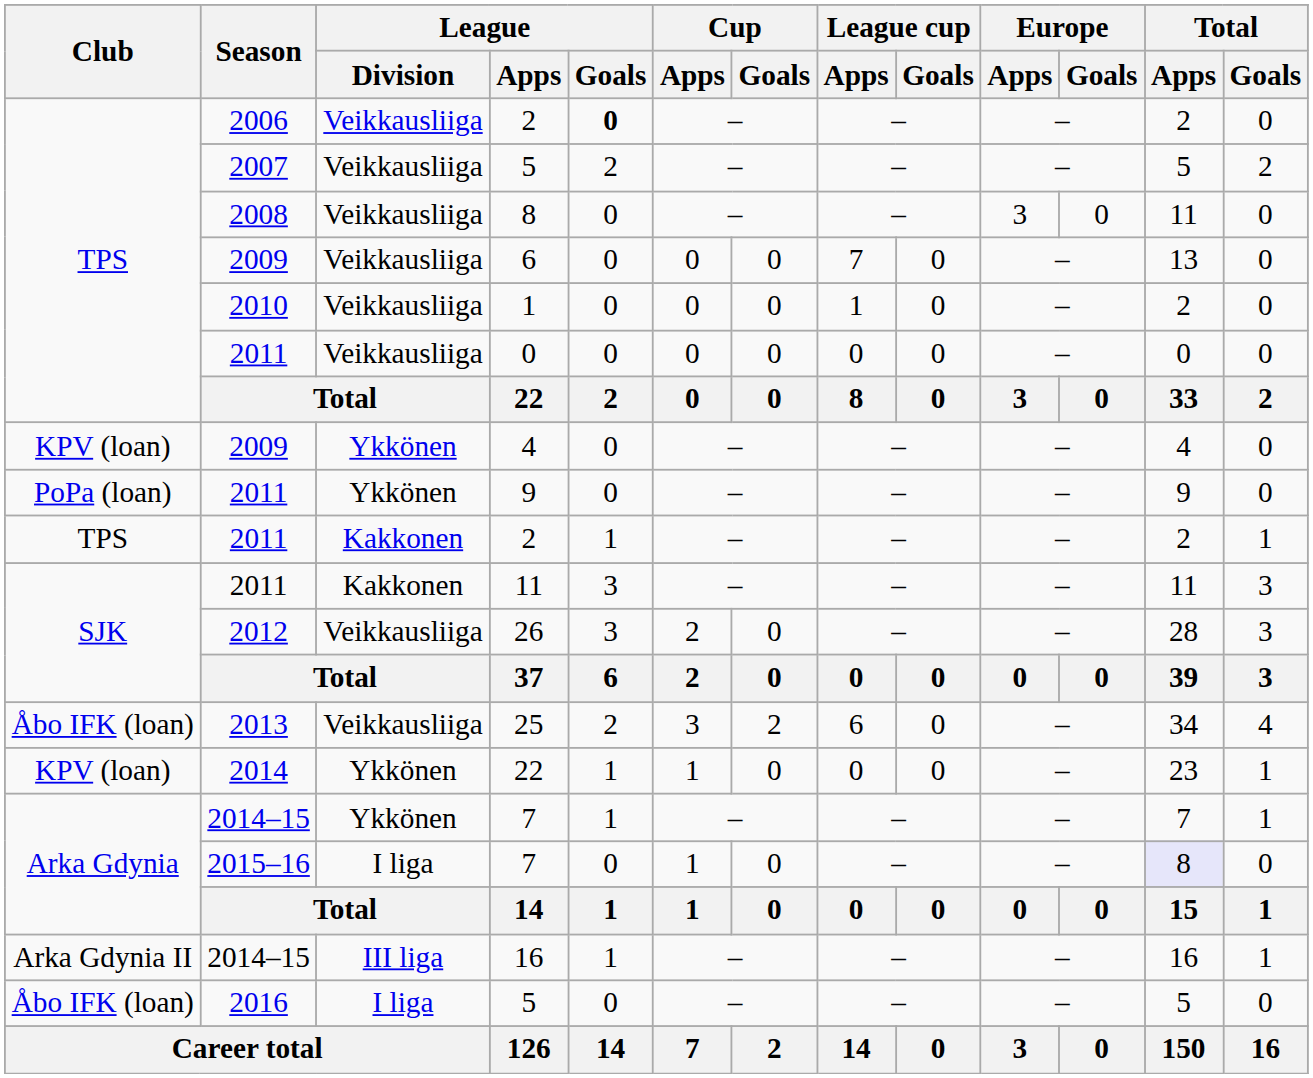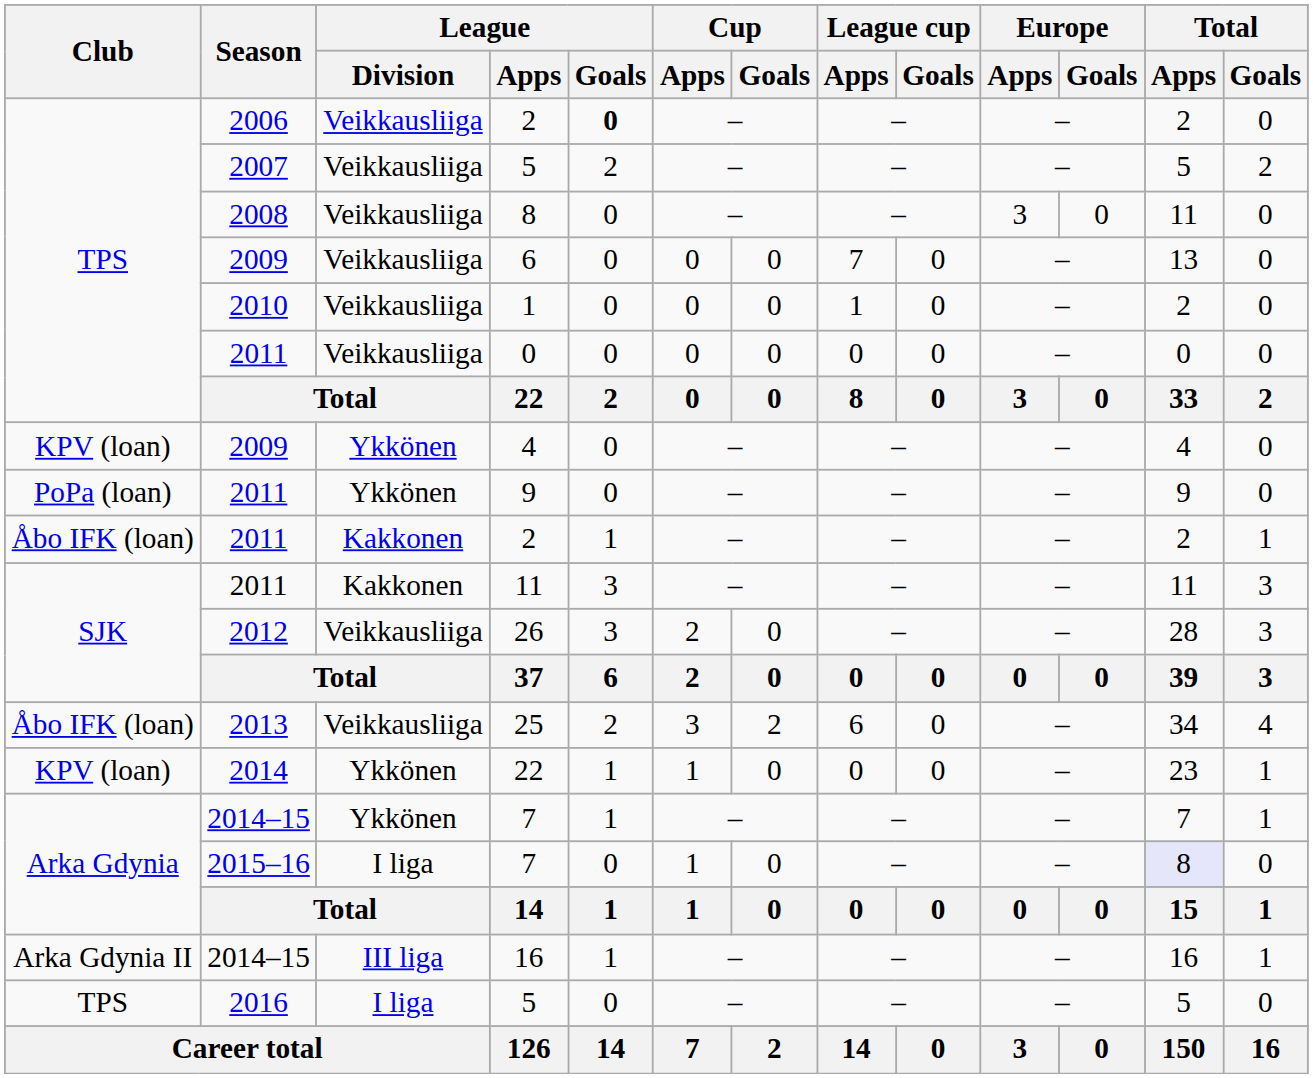(103, 538) TPS -> (103, 538) Åbo IFK (loan)
(103, 1002) Åbo IFK (loan) -> (103, 1002) TPS
